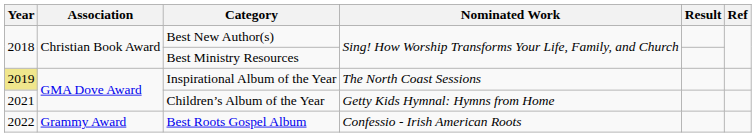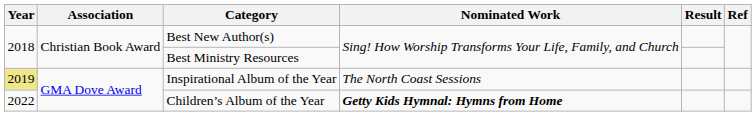(21, 100) 2021 -> (21, 100) 2022
(449, 100) normal -> (453, 100) bold
- row: (237, 121)
